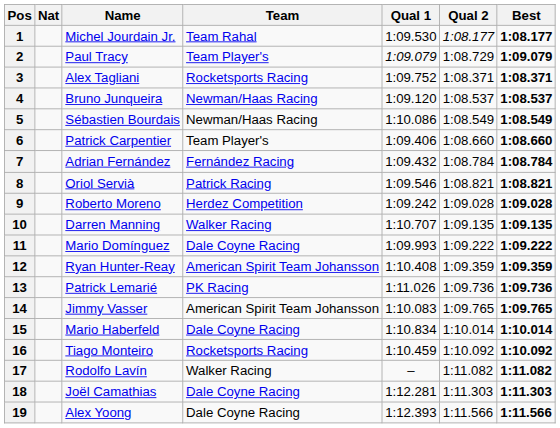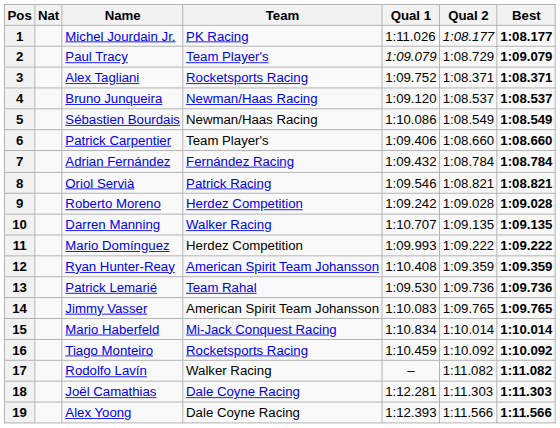(221, 36) Team Rahal -> (217, 36) PK Racing
(411, 36) 1:09.530 -> (410, 36) 1:11.026
(243, 245) Dale Coyne Racing -> (244, 245) Herdez Competition
(217, 287) PK Racing -> (221, 287) Team Rahal
(410, 287) 1:11.026 -> (411, 287) 1:09.530
(243, 329) Dale Coyne Racing -> (261, 329) Mi-Jack Conquest Racing
